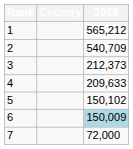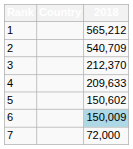(106, 65) 212,373 -> (106, 65) 212,370
(106, 100) 150,102 -> (106, 100) 150,602
